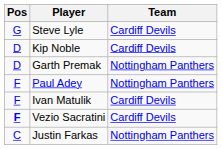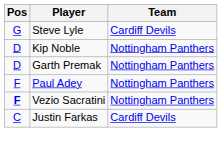(143, 48) Cardiff Devils -> (162, 48) Nottingham Panthers
- row: (62, 100)
(143, 118) Cardiff Devils -> (162, 100) Nottingham Panthers
(162, 135) Nottingham Panthers -> (143, 118) Cardiff Devils
